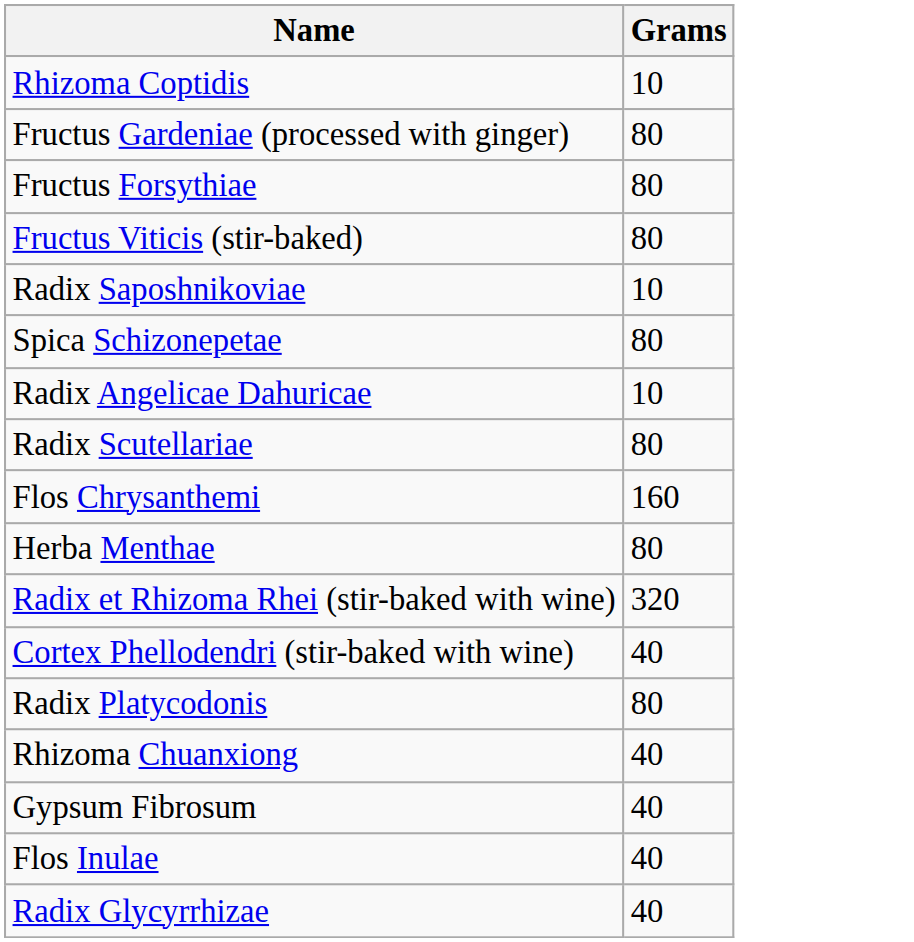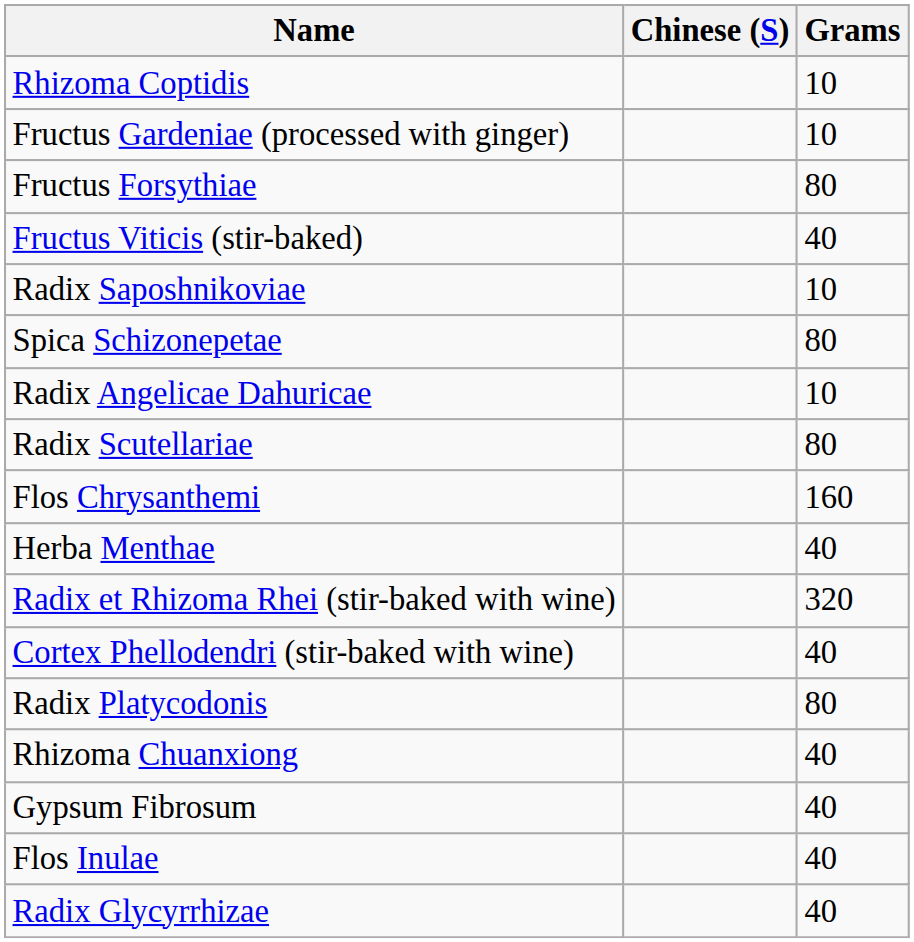+ column: (710, 30)
(647, 133) 80 -> (821, 133) 10
(647, 237) 80 -> (821, 237) 40
(647, 548) 80 -> (821, 548) 40
